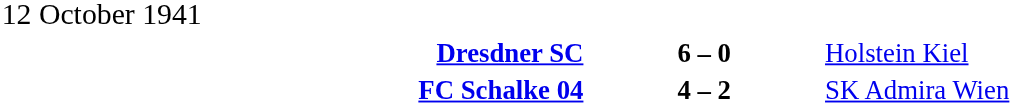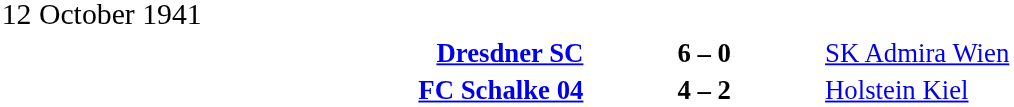(897, 52) Holstein Kiel -> (917, 52) SK Admira Wien
(917, 89) SK Admira Wien -> (897, 89) Holstein Kiel
